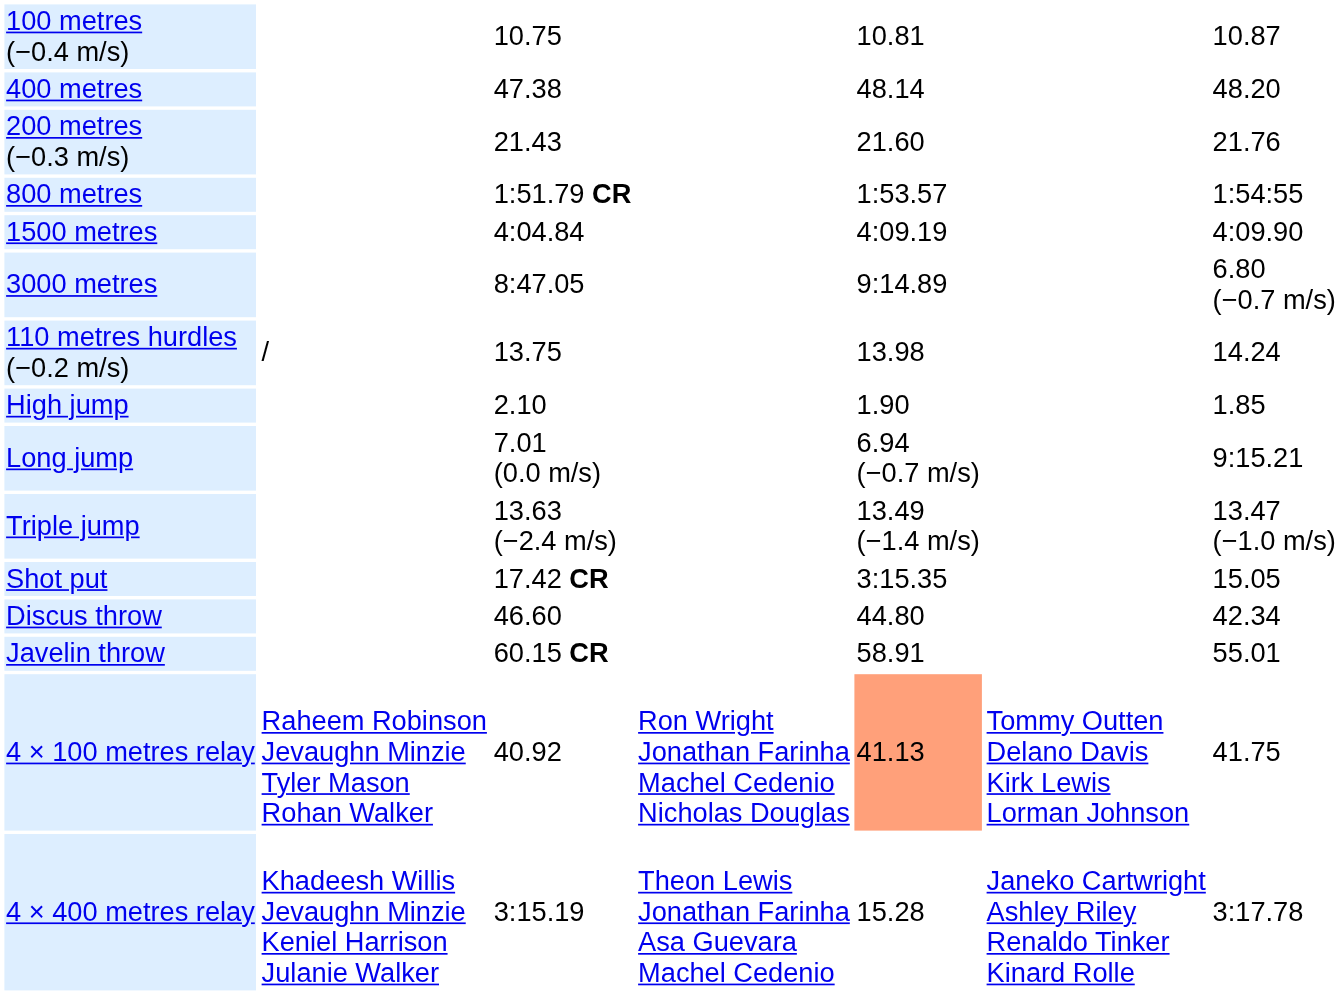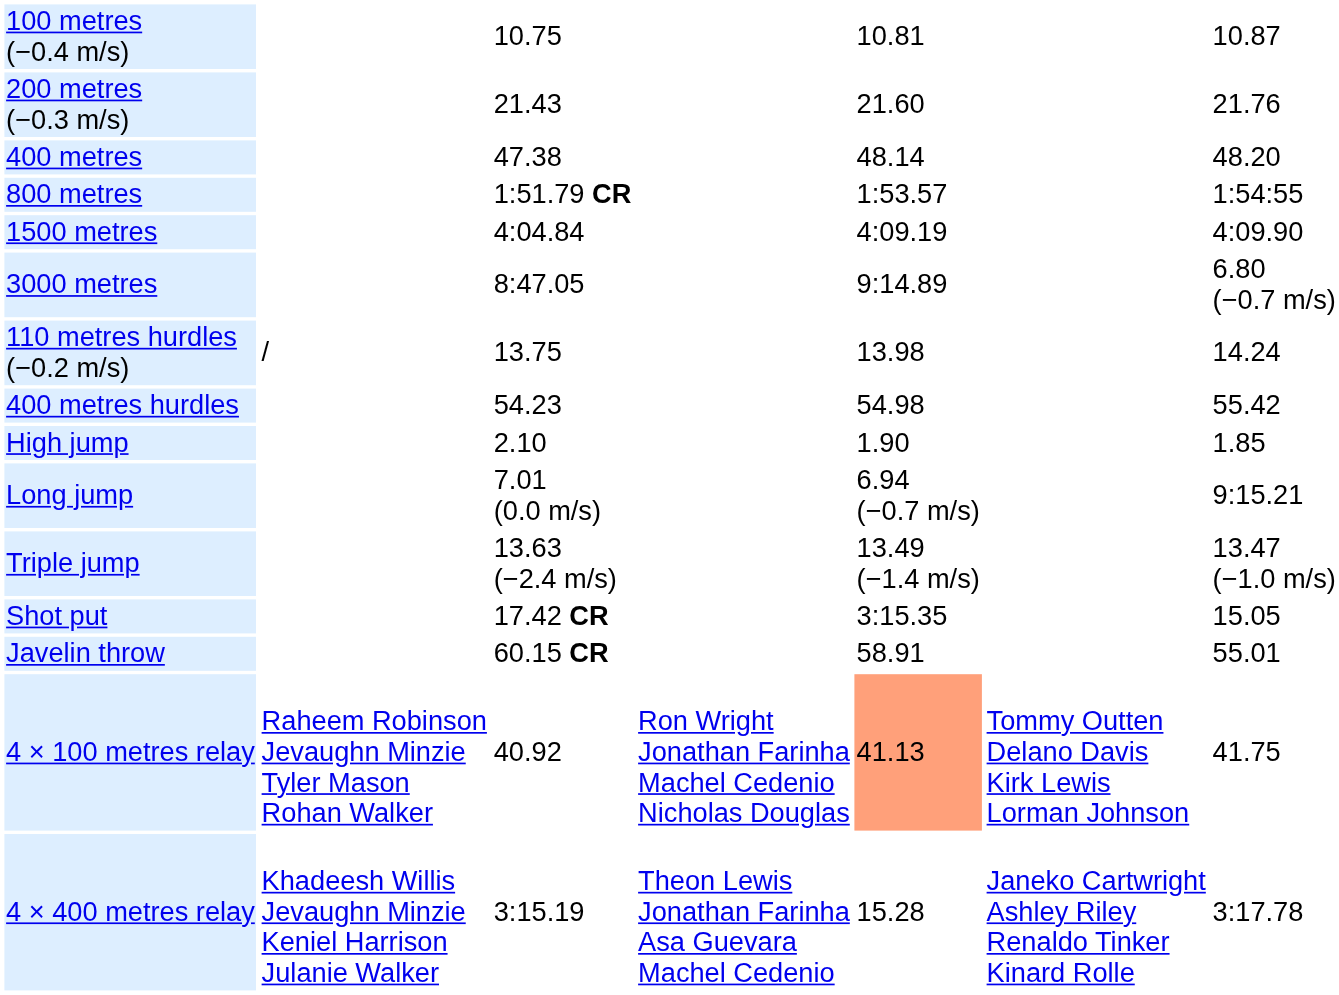rows swapped: (74, 141) <-> (74, 89)
+ row: (123, 405)
- row: (84, 616)
